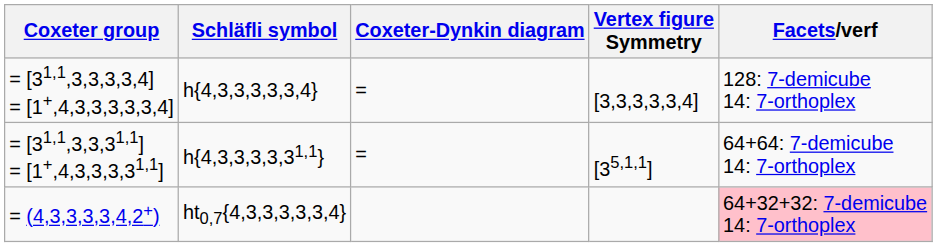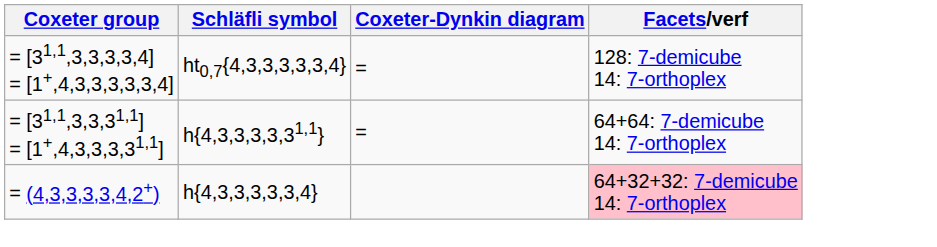- column: (654, 31)
(250, 90) h{4,3,3,3,3,3,4} -> (265, 68) ht0,7{4,3,3,3,3,3,4}
(265, 214) ht0,7{4,3,3,3,3,3,4} -> (250, 191) h{4,3,3,3,3,3,4}
